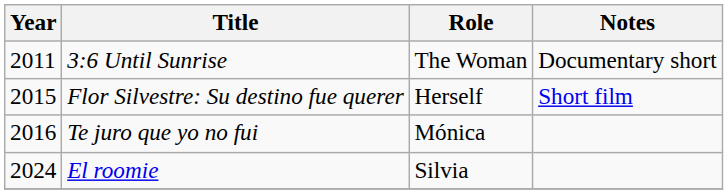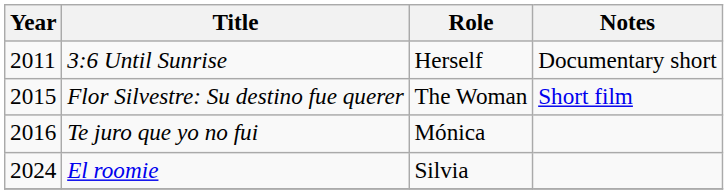(471, 59) The Woman -> (449, 59) Herself
(449, 96) Herself -> (471, 96) The Woman
